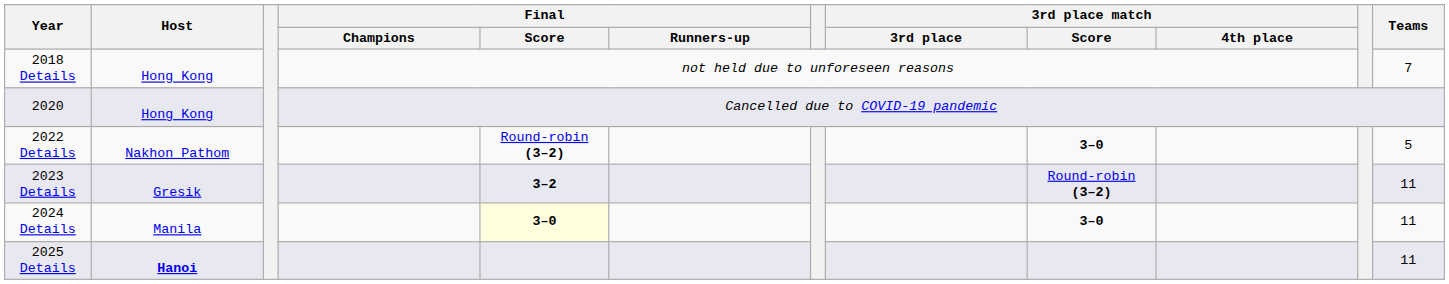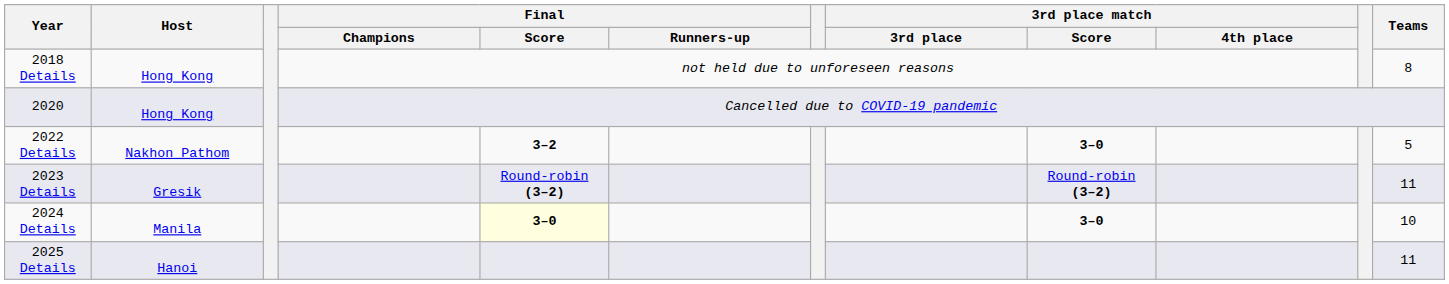(1408, 68) 7 -> (1408, 68) 8
(544, 145) Round-robin (3–2) -> (544, 145) 3–2
(544, 183) 3–2 -> (544, 183) Round-robin (3–2)
(1408, 222) 11 -> (1408, 222) 10
(177, 268) bold -> (177, 268) normal
